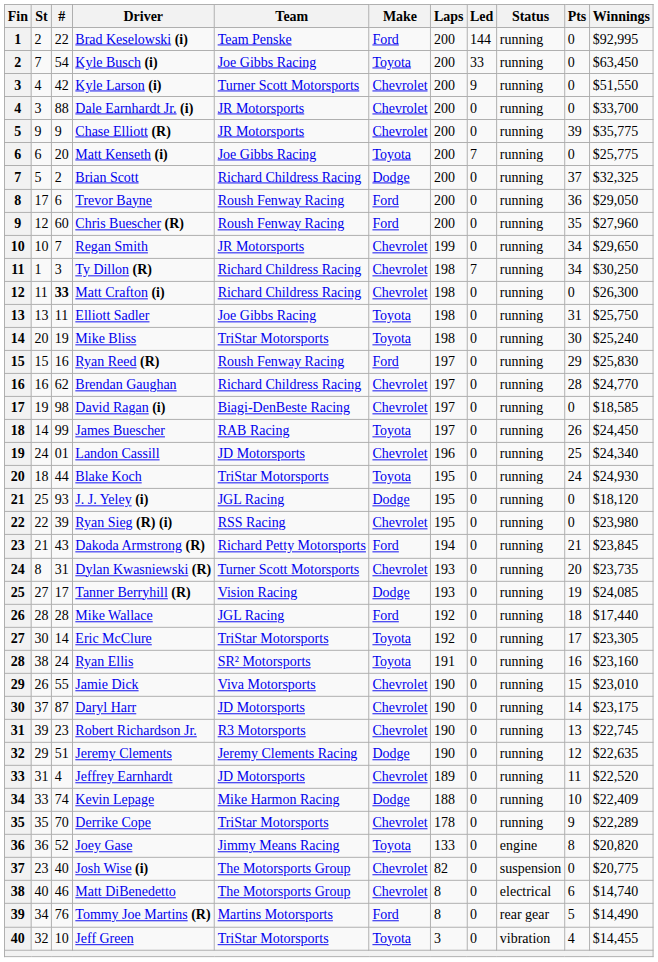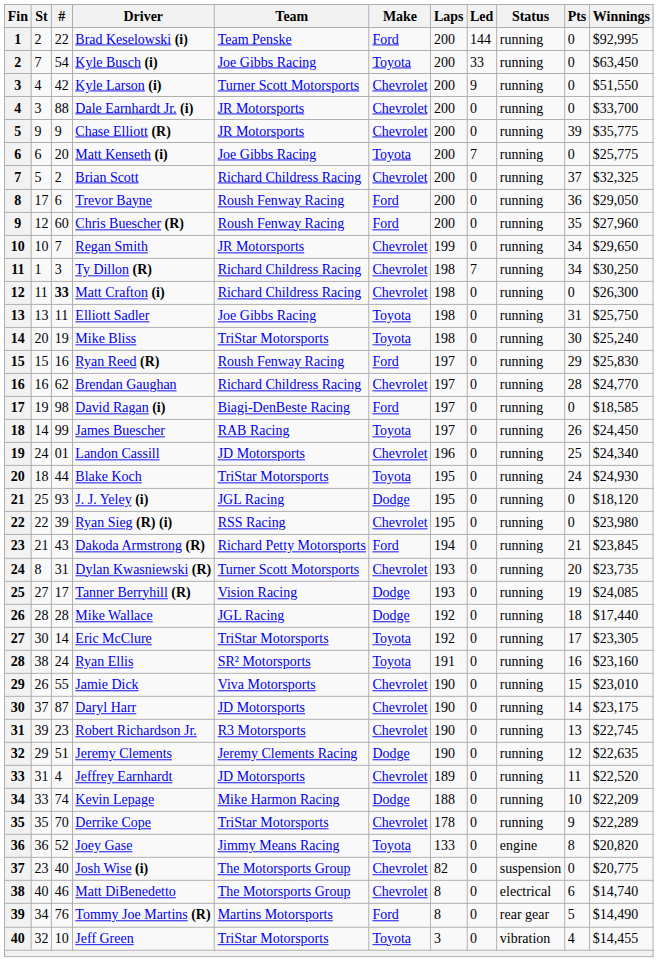(391, 177) Dodge -> (400, 177) Chevrolet
(400, 408) Chevrolet -> (386, 408) Ford
(386, 615) Ford -> (391, 615) Dodge
(616, 800) $22,409 -> (616, 800) $22,209
